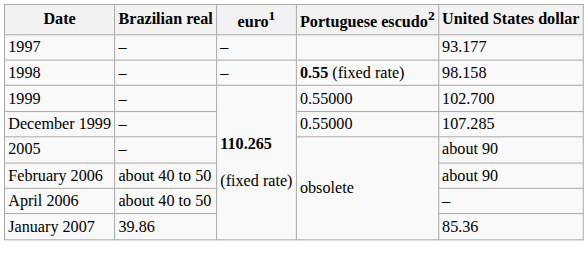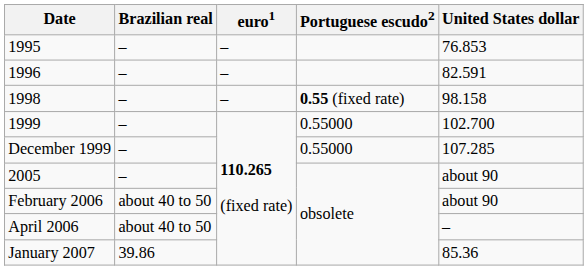+ row: (24, 47)
+ row: (24, 72)
- row: (24, 47)
